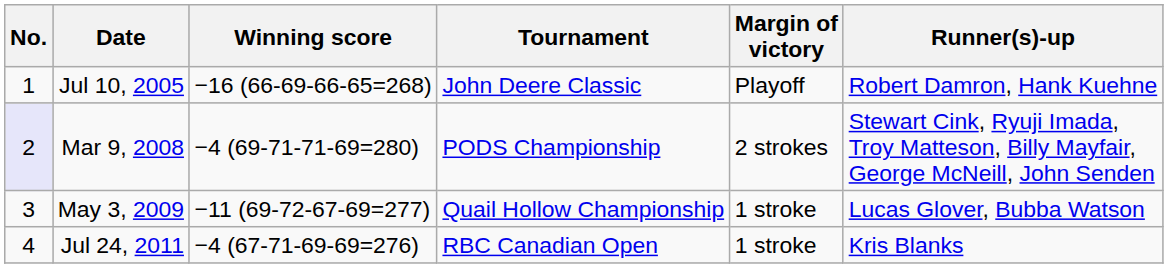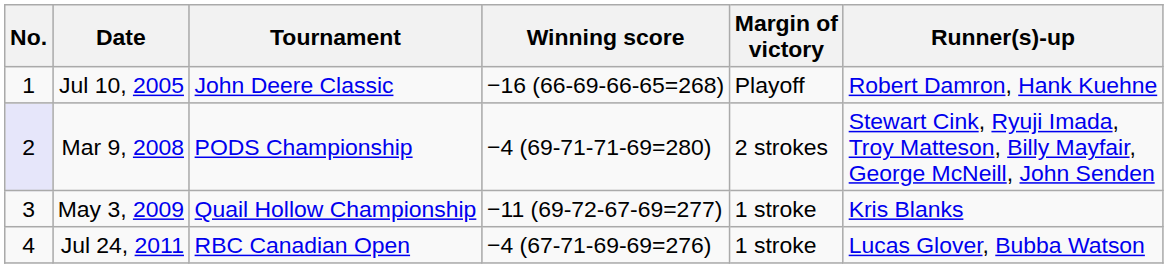columns swapped: (583, 36) <-> (313, 36)
(997, 209) Lucas Glover, Bubba Watson -> (906, 209) Kris Blanks
(906, 245) Kris Blanks -> (997, 245) Lucas Glover, Bubba Watson
